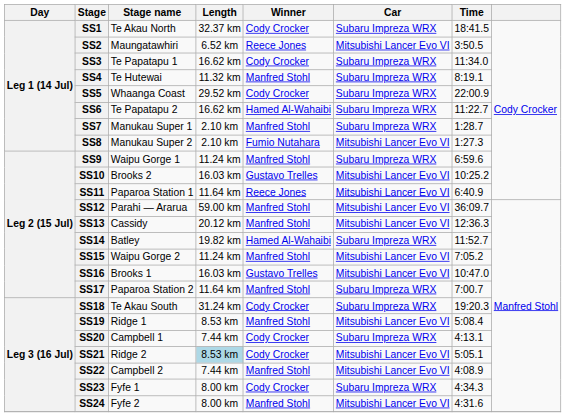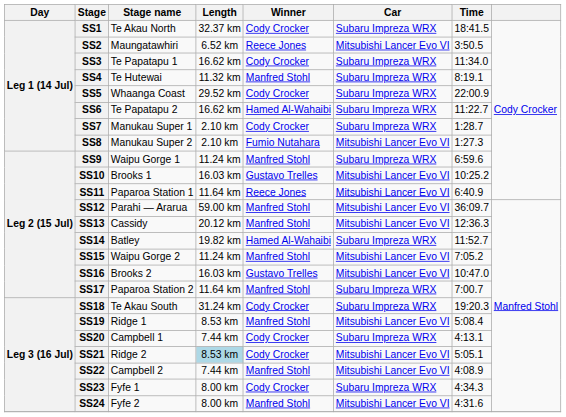(278, 126) Manfred Stohl -> (277, 126) Cody Crocker
(131, 175) Brooks 2 -> (131, 175) Brooks 1
(131, 273) Brooks 1 -> (131, 273) Brooks 2
